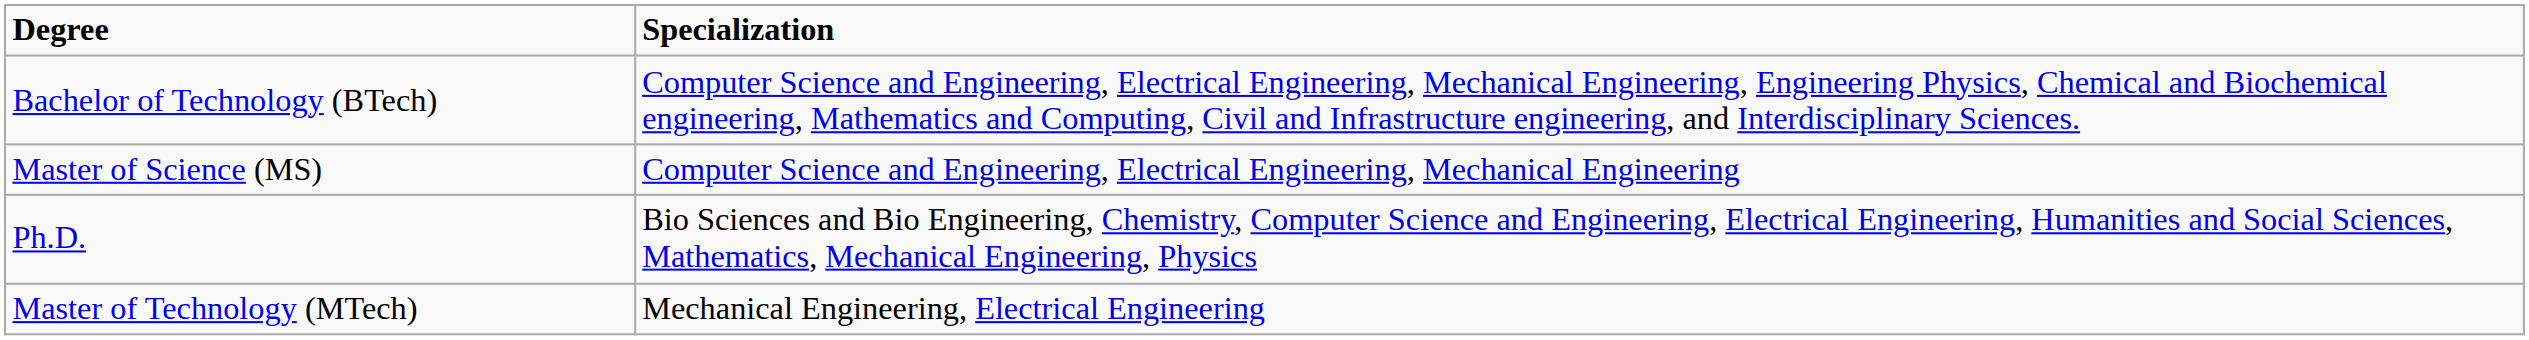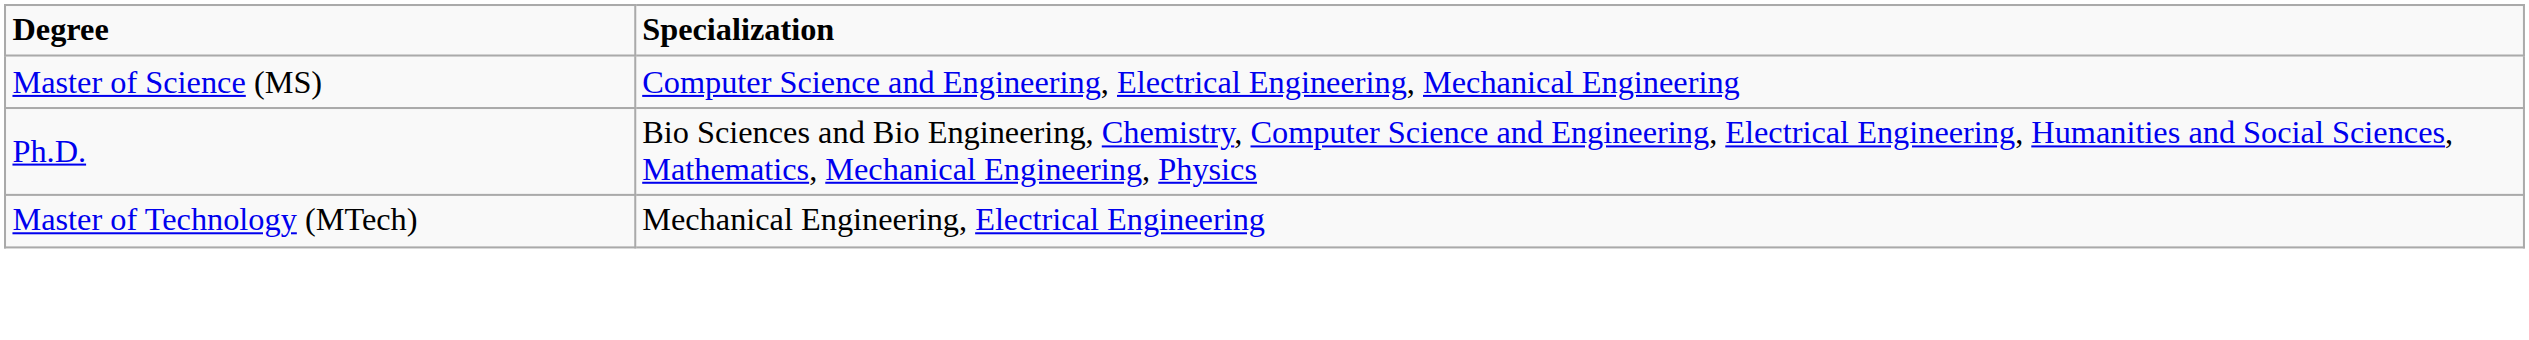- row: (225, 99)
